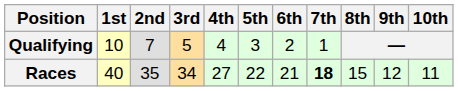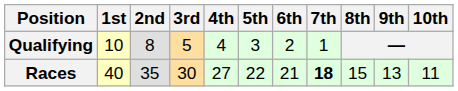(150, 45) 7 -> (150, 45) 8
(187, 72) 34 -> (187, 72) 30
(392, 72) 12 -> (392, 72) 13
